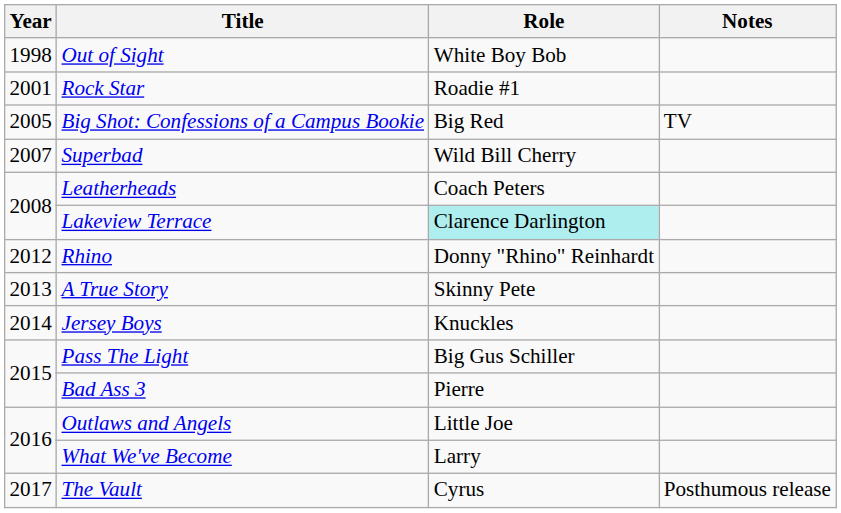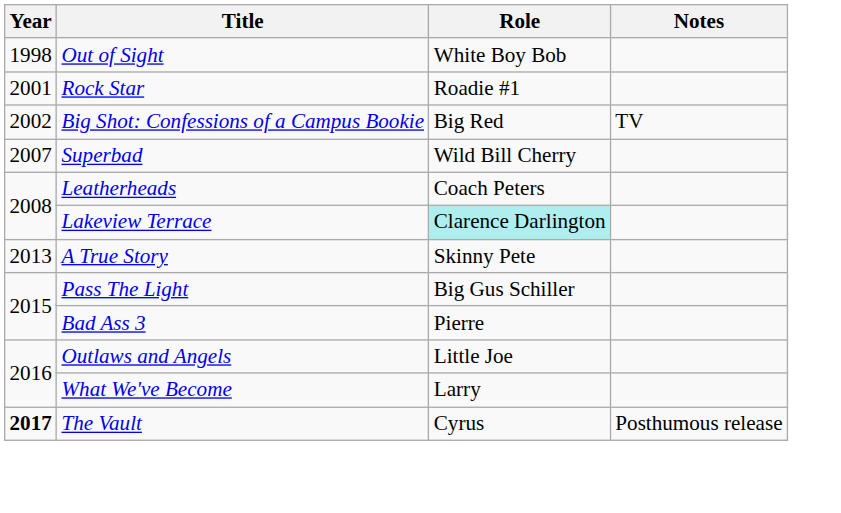(31, 121) 2005 -> (31, 121) 2002
- row: (87, 255)
- row: (112, 322)
(31, 490) normal -> (31, 423) bold
